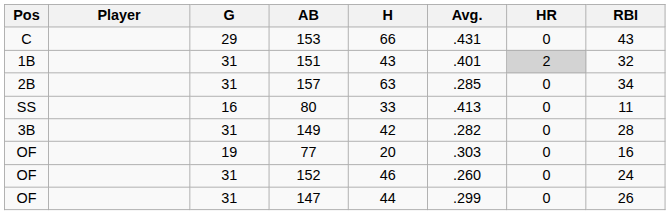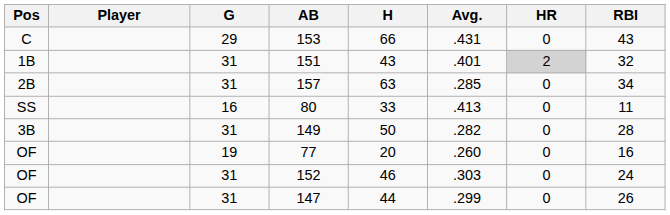(388, 130) 42 -> (388, 130) 50
(467, 152) .303 -> (467, 152) .260
(467, 175) .260 -> (467, 175) .303
